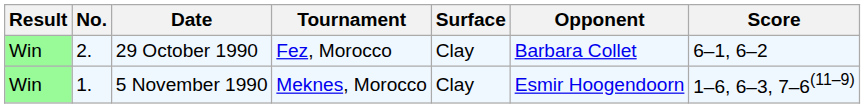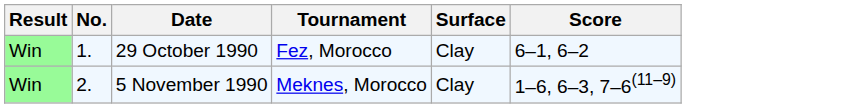- column: (600, 19)
(84, 50) 2. -> (84, 50) 1.
(84, 84) 1. -> (84, 84) 2.
